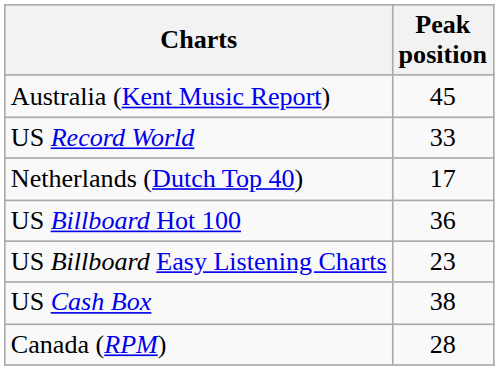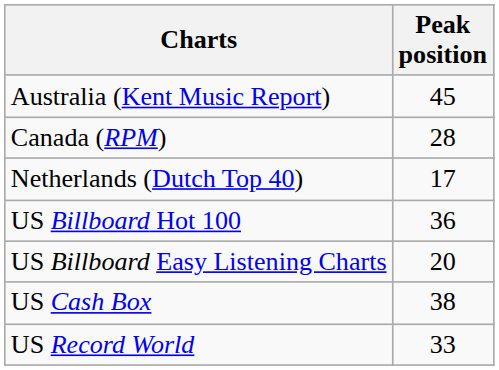rows swapped: (89, 344) <-> (103, 137)
(443, 261) 23 -> (443, 261) 20
